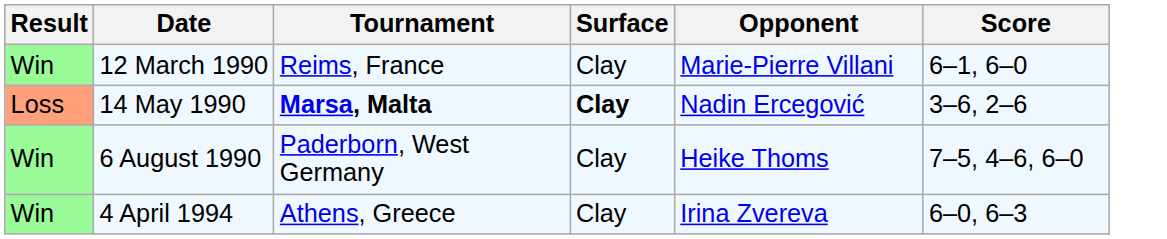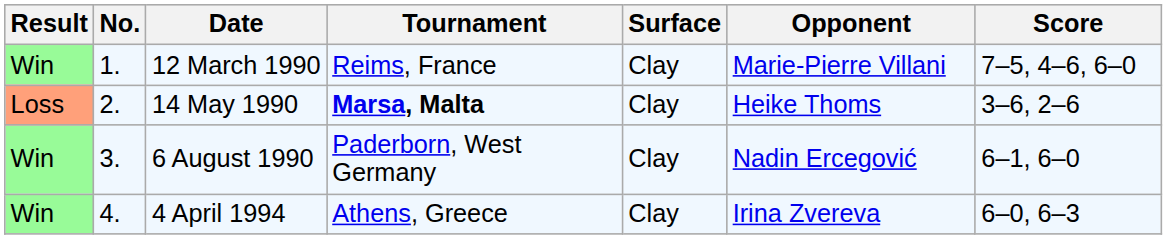+ column: (120, 24)
(978, 64) 6–1, 6–0 -> (1059, 64) 7–5, 4–6, 6–0
(603, 104) bold -> (654, 104) normal
(772, 104) Nadin Ercegović -> (807, 104) Heike Thoms
(755, 159) Heike Thoms -> (825, 159) Nadin Ercegović
(1006, 159) 7–5, 4–6, 6–0 -> (1031, 159) 6–1, 6–0
